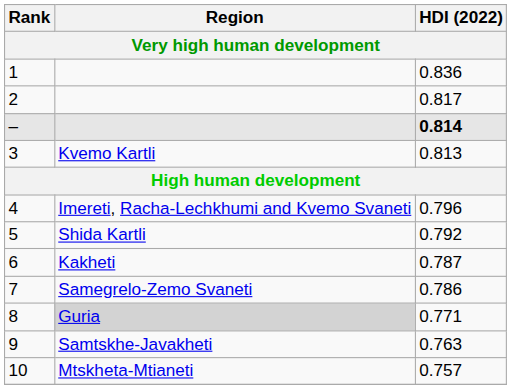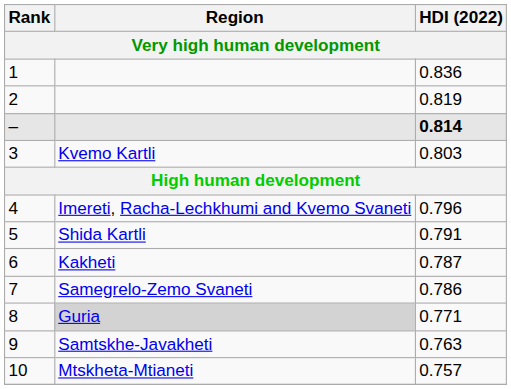(441, 99) 0.817 -> (441, 99) 0.819
(441, 153) 0.813 -> (441, 153) 0.803
(441, 235) 0.792 -> (441, 235) 0.791
